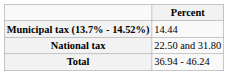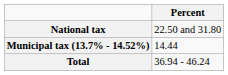rows swapped: (78, 45) <-> (78, 29)
